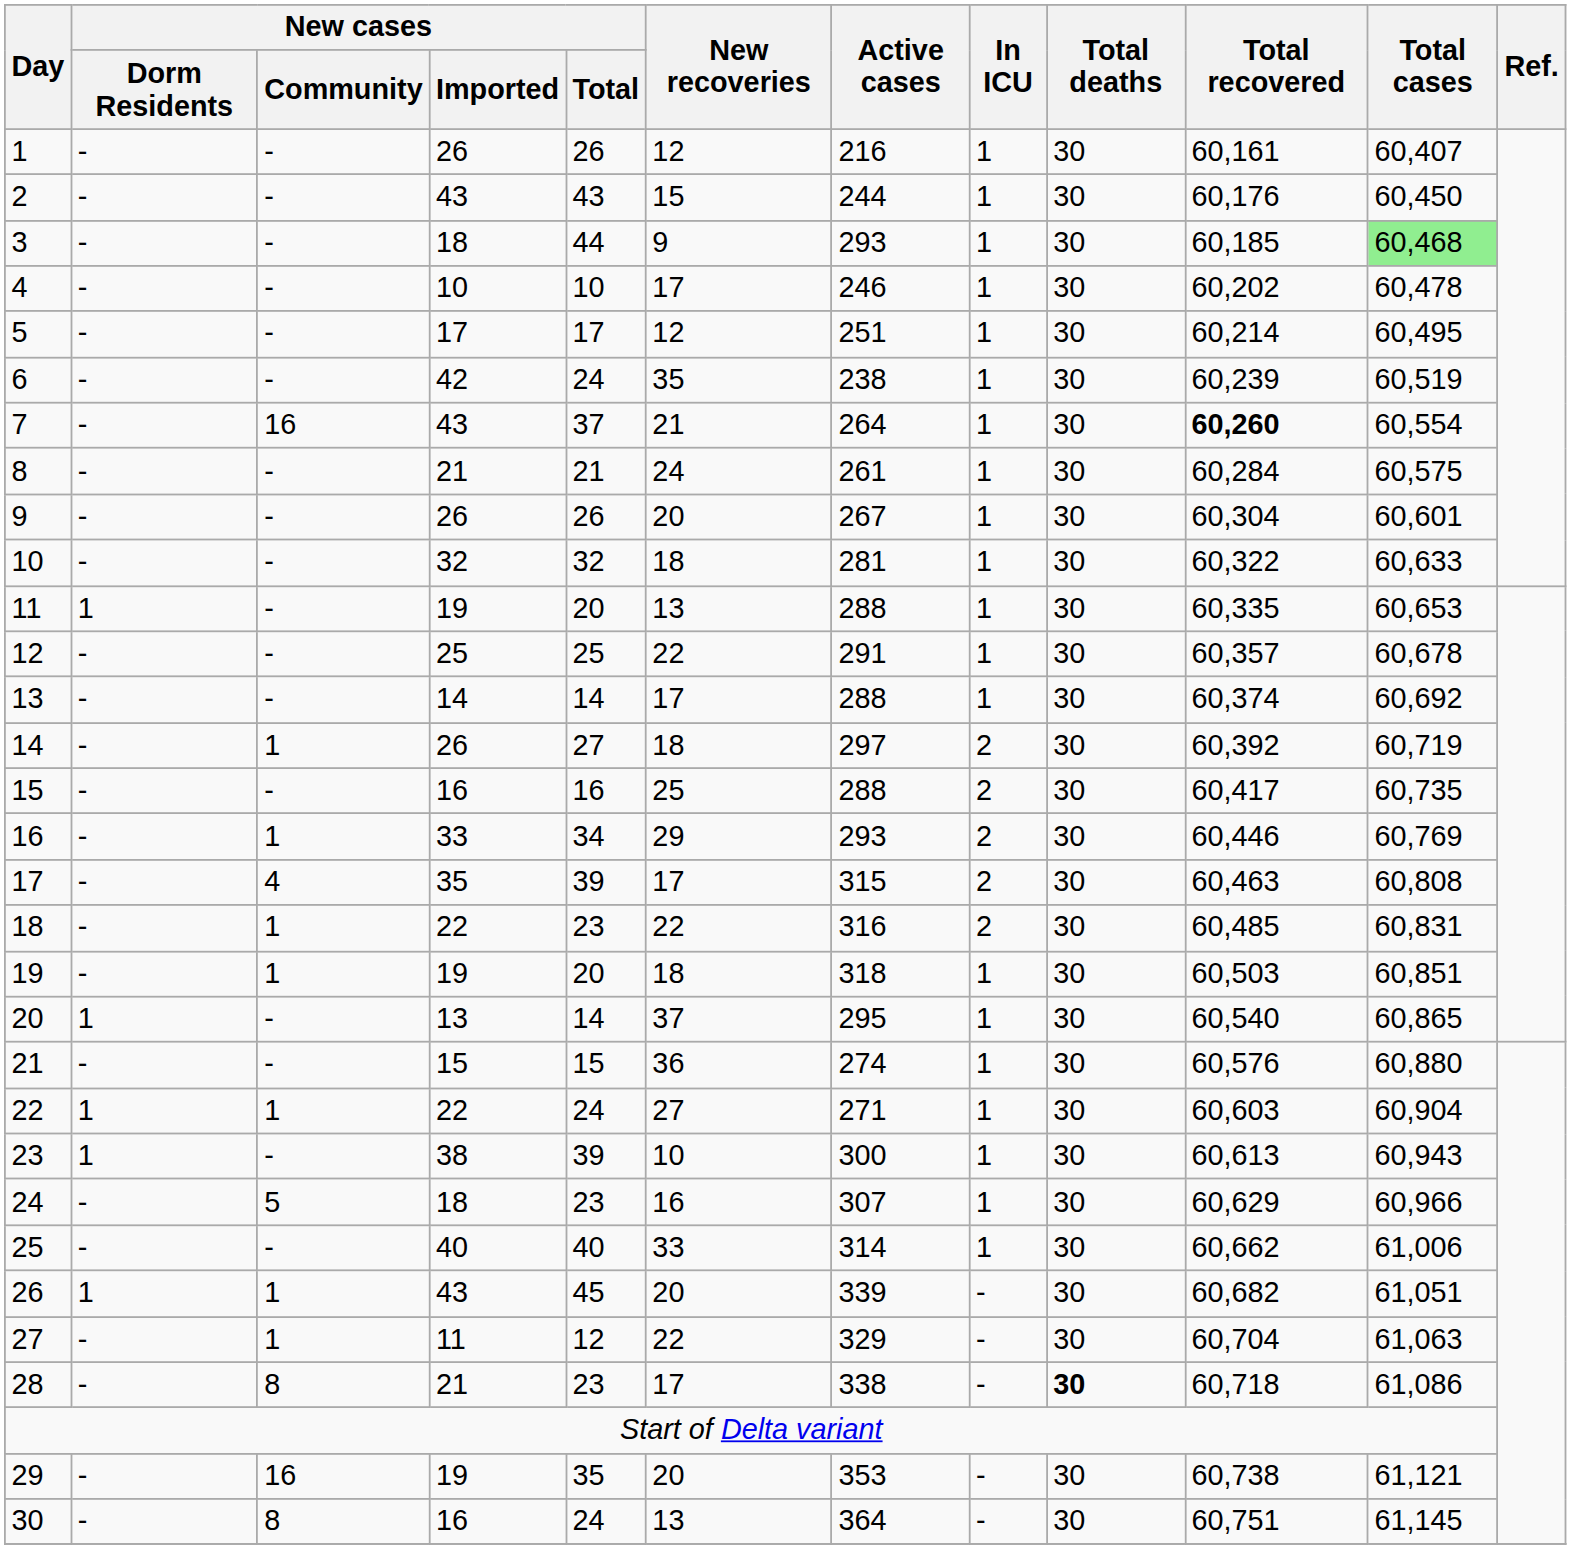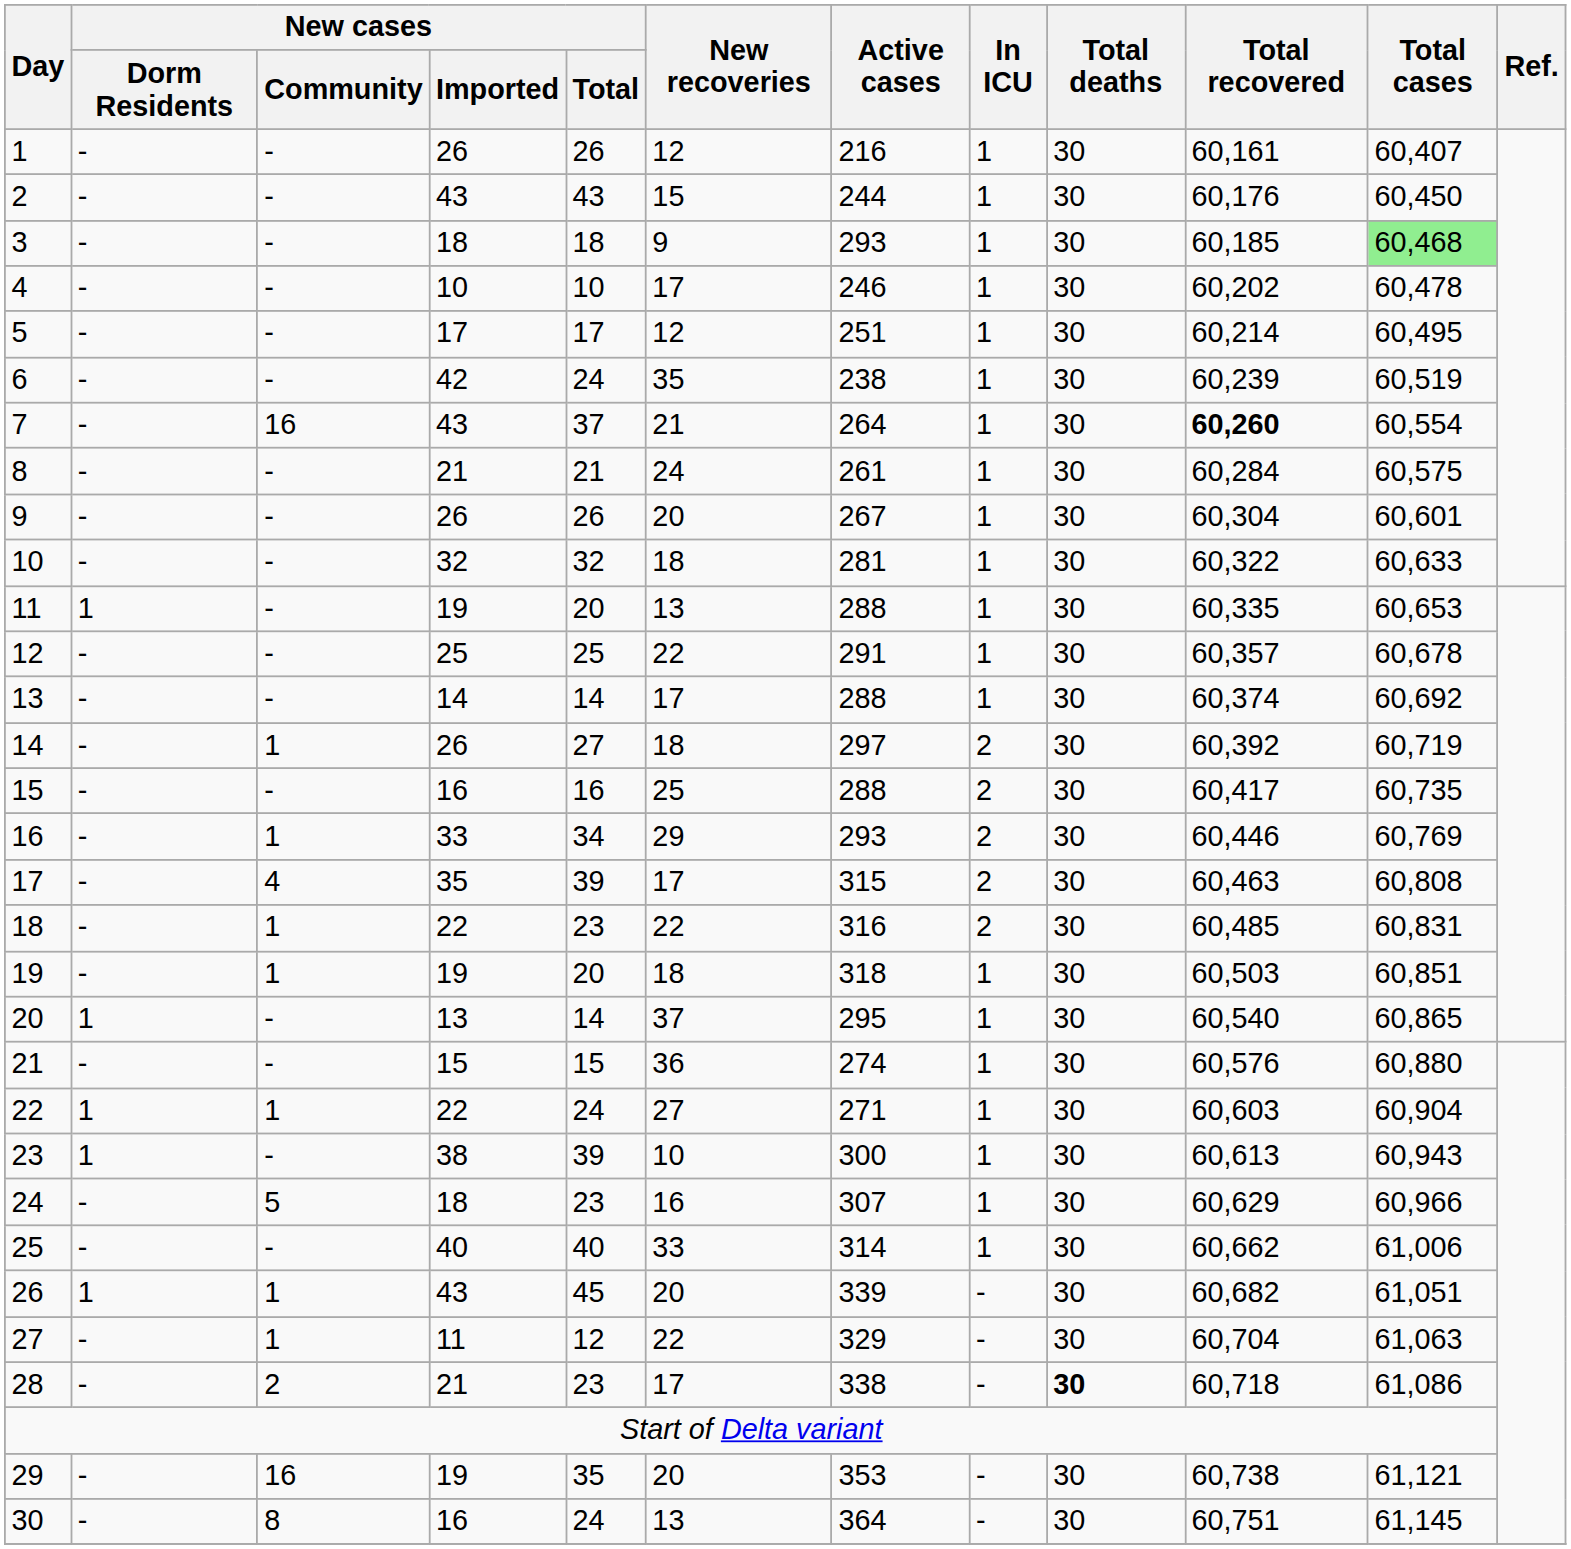(588, 242) 44 -> (588, 242) 18
(272, 1384) 8 -> (272, 1384) 2
